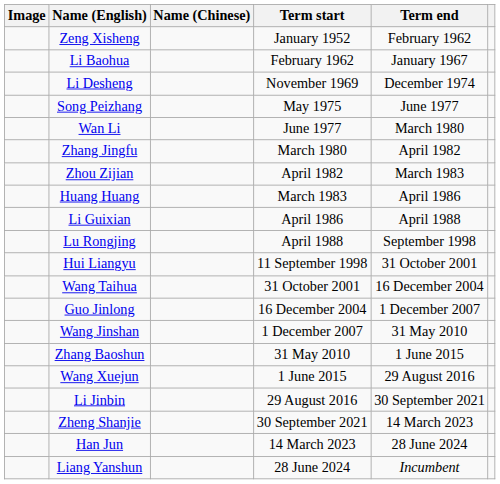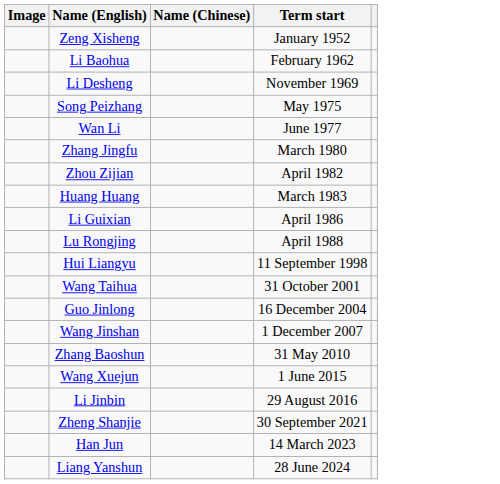- column: (429, 15)
